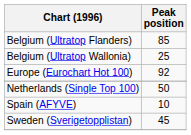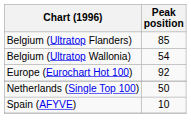(164, 56) 25 -> (164, 56) 54
- row: (69, 121)
